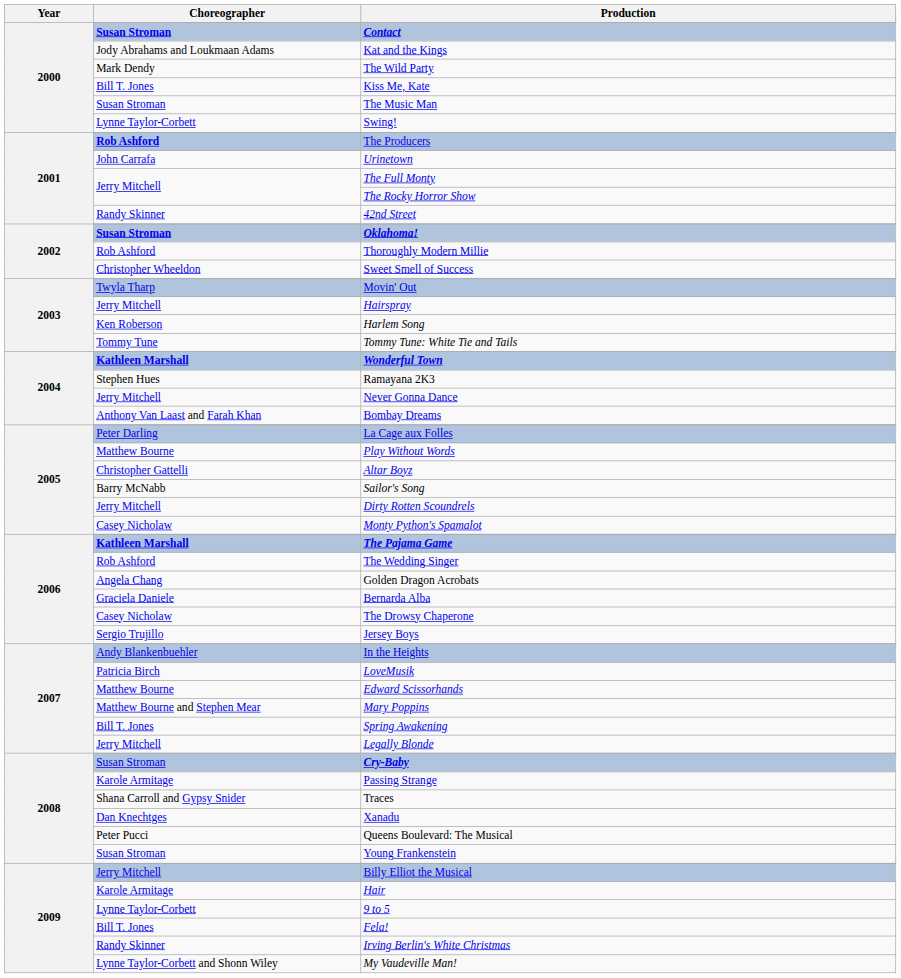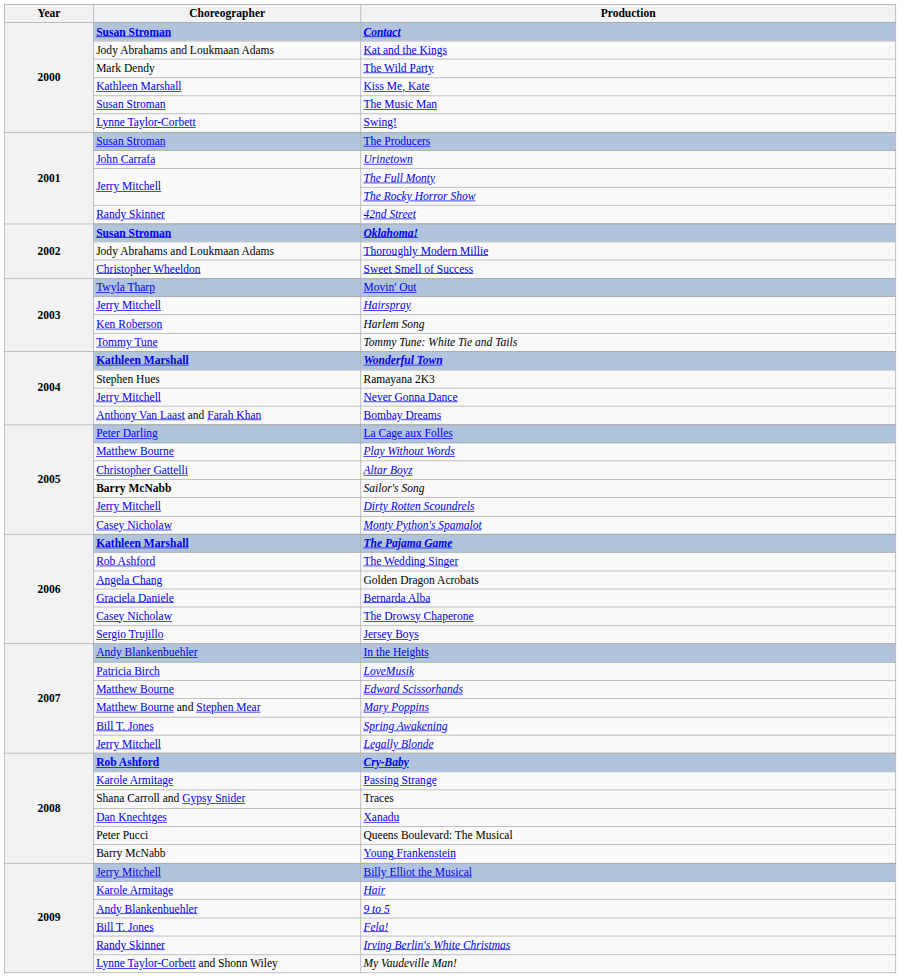(125, 86) Bill T. Jones -> (139, 86) Kathleen Marshall
(128, 141) Rob Ashford -> (131, 141) Susan Stroman
(126, 251) Rob Ashford -> (185, 251) Jody Abrahams and Loukmaan Adams
(131, 488) normal -> (134, 488) bold
(131, 762) Susan Stroman -> (128, 762) Rob Ashford
(131, 854) Susan Stroman -> (131, 854) Barry McNabb
(146, 908) Lynne Taylor-Corbett -> (147, 908) Andy Blankenbuehler
